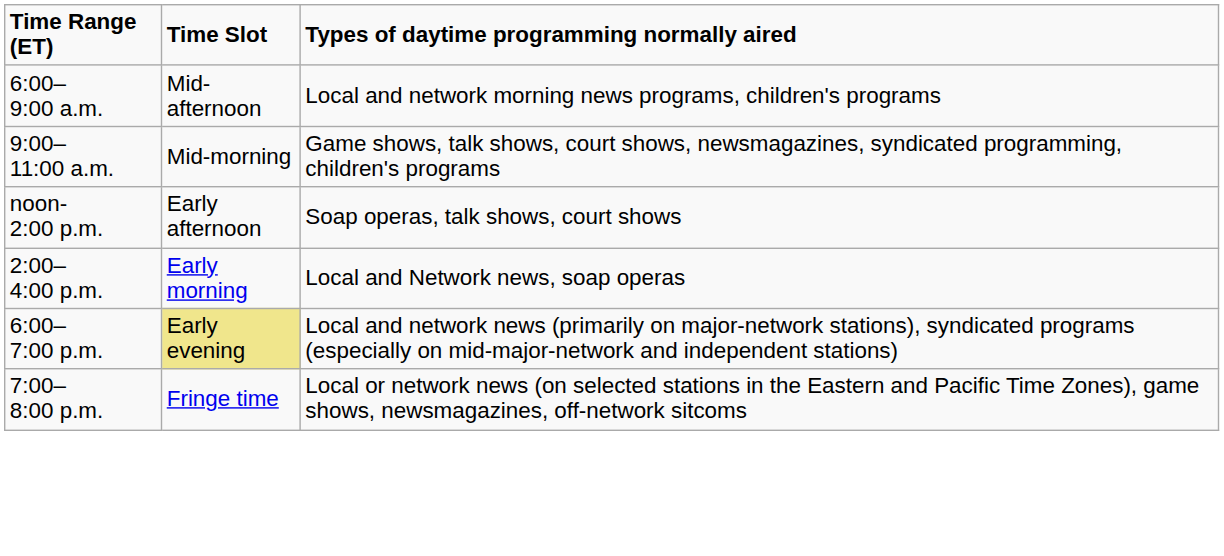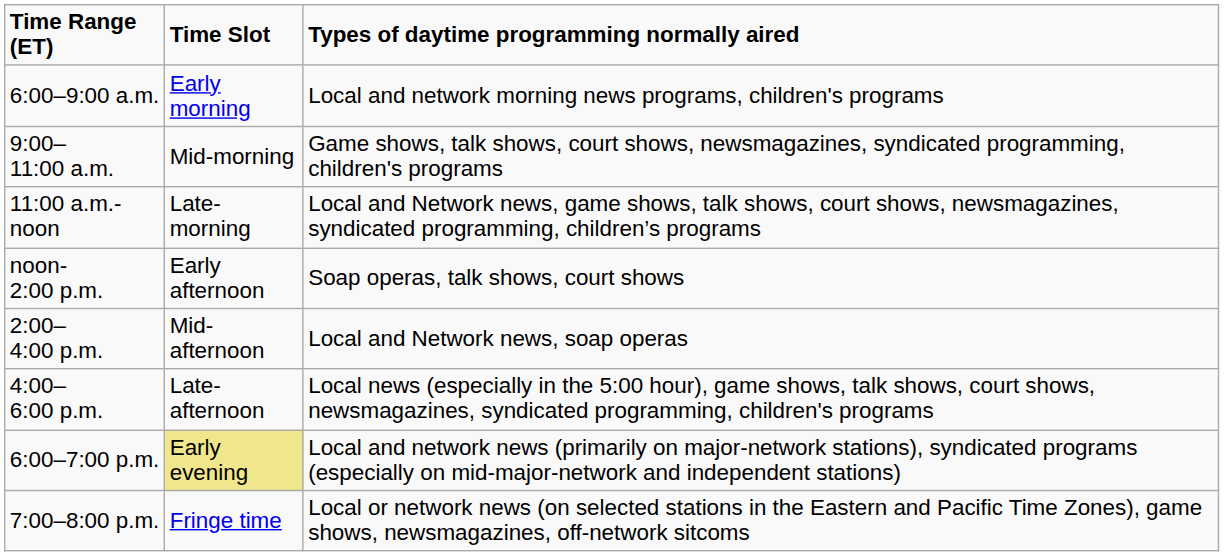(214, 95) Mid-afternoon -> (210, 95) Early morning
+ row: (66, 217)
(207, 277) Early morning -> (217, 338) Mid-afternoon
+ row: (57, 399)
